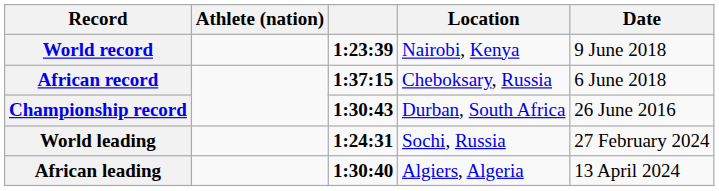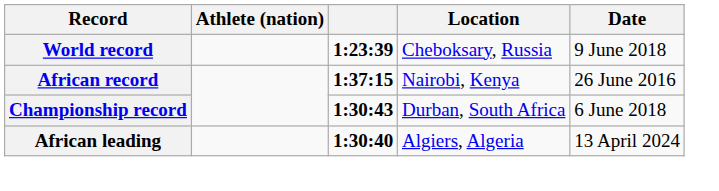(461, 49) Nairobi, Kenya -> (477, 49) Cheboksary, Russia
(477, 79) Cheboksary, Russia -> (461, 79) Nairobi, Kenya
(620, 79) 6 June 2018 -> (625, 79) 26 June 2016
(625, 110) 26 June 2016 -> (620, 110) 6 June 2018
- row: (98, 140)
